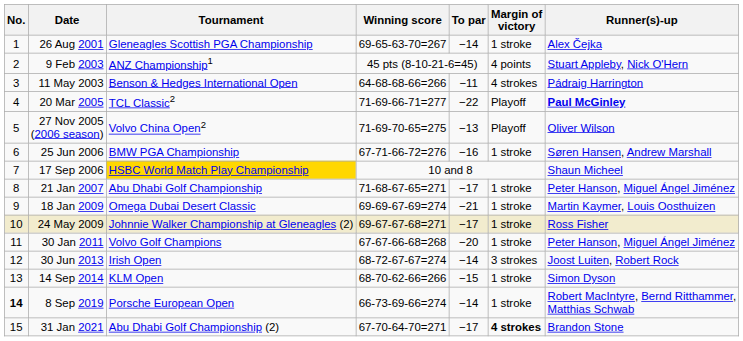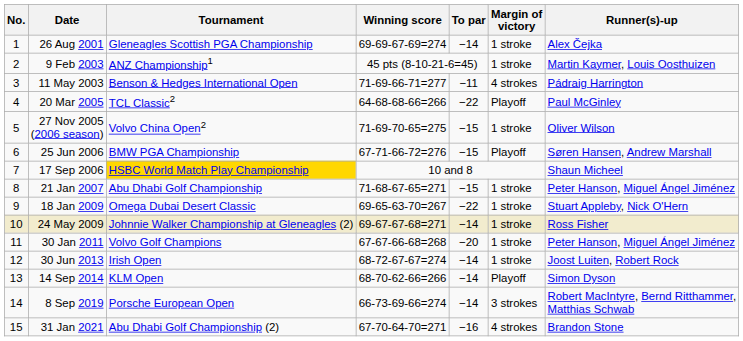(403, 44) 69-65-63-70=267 -> (403, 44) 69-69-67-69=274
(511, 64) 4 points -> (511, 64) 1 stroke
(618, 64) Stuart Appleby, Nick O'Hern -> (631, 64) Martin Kaymer, Louis Oosthuizen
(403, 83) 64-68-68-66=266 -> (403, 83) 71-69-66-71=277
(403, 102) 71-69-66-71=277 -> (403, 102) 64-68-68-66=266
(586, 102) bold -> (584, 102) normal
(469, 128) −13 -> (469, 128) −15
(508, 128) Playoff -> (511, 128) 1 stroke
(469, 152) −16 -> (469, 152) −15
(511, 152) 1 stroke -> (508, 152) Playoff
(469, 188) −17 -> (469, 188) −15
(403, 206) 69-69-67-69=274 -> (403, 206) 69-65-63-70=267
(469, 206) −21 -> (469, 206) −22
(631, 206) Martin Kaymer, Louis Oosthuizen -> (618, 206) Stuart Appleby, Nick O'Hern
(469, 224) −17 -> (469, 224) −14
(514, 260) 3 strokes -> (511, 260) 1 stroke
(469, 278) −15 -> (469, 278) −14
(511, 278) 1 stroke -> (508, 278) Playoff
(16, 303) bold -> (16, 303) normal
(511, 303) 1 stroke -> (514, 303) 3 strokes
(469, 327) −17 -> (469, 327) −16
(516, 327) bold -> (514, 327) normal
